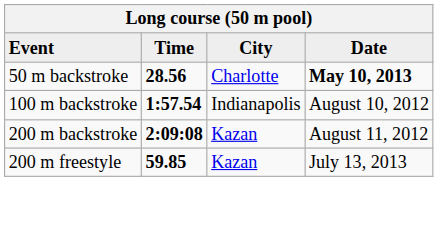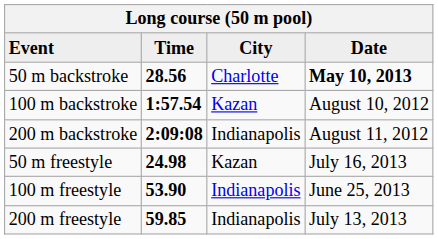(256, 104) Indianapolis -> (234, 104) Kazan
(234, 133) Kazan -> (256, 133) Indianapolis
+ row: (60, 162)
+ row: (65, 190)
(234, 162) Kazan -> (256, 219) Indianapolis
